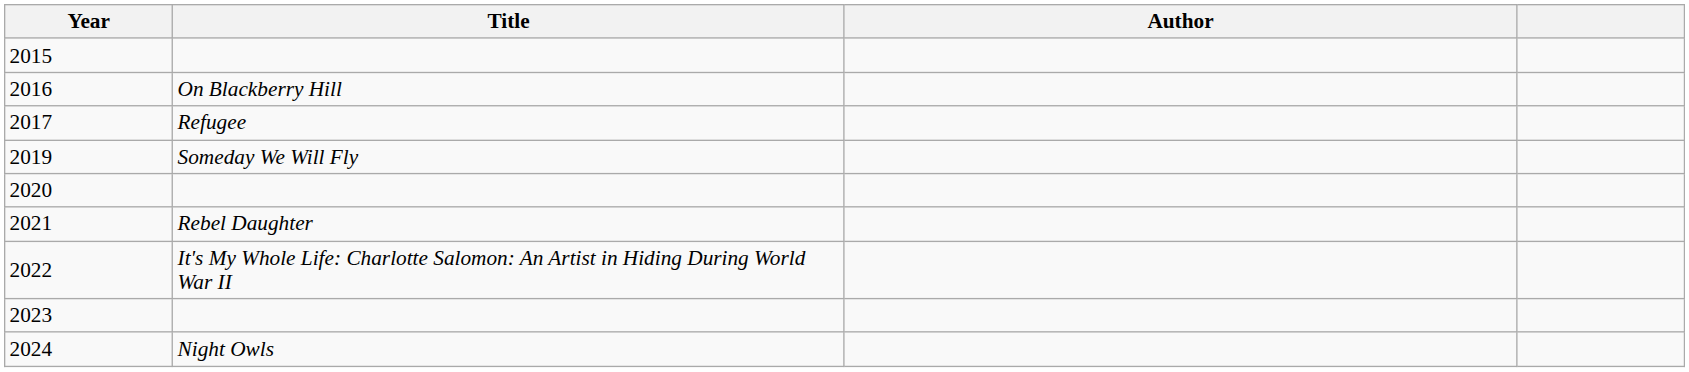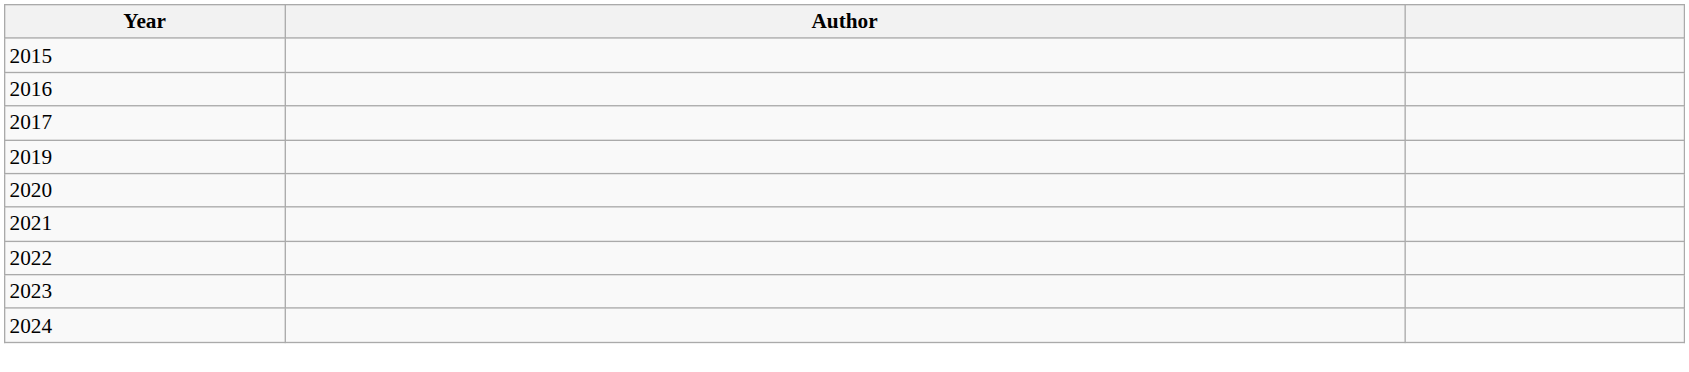- column: (509, 21)
